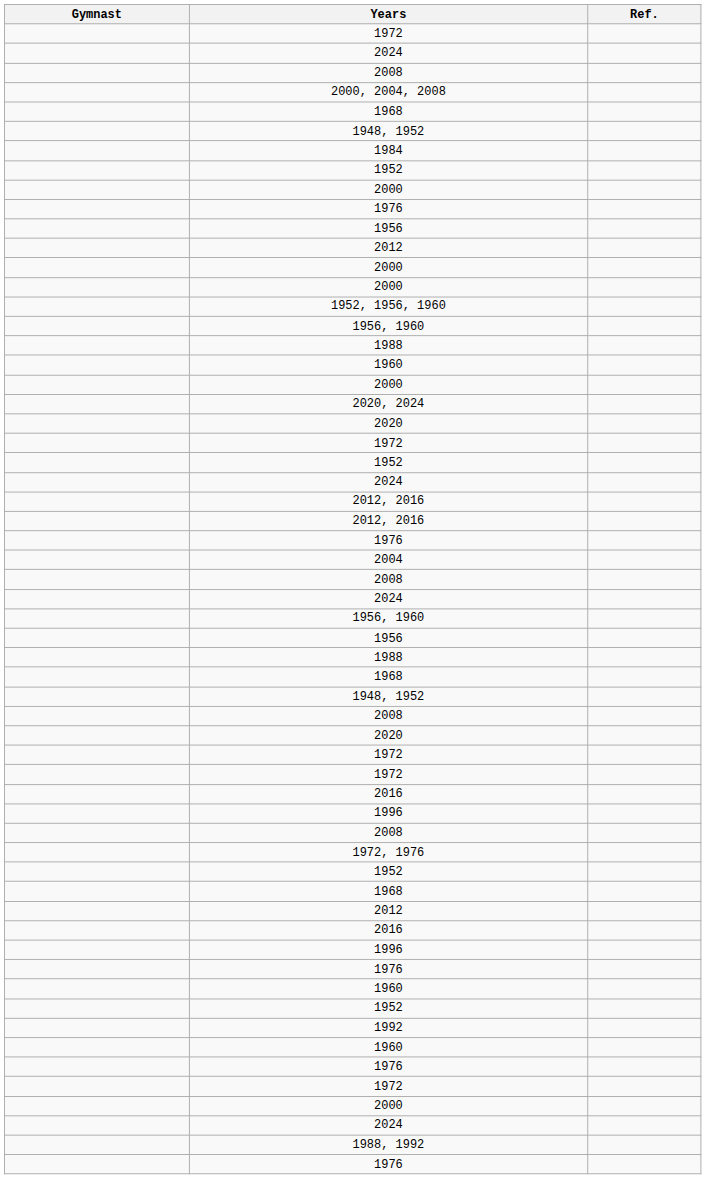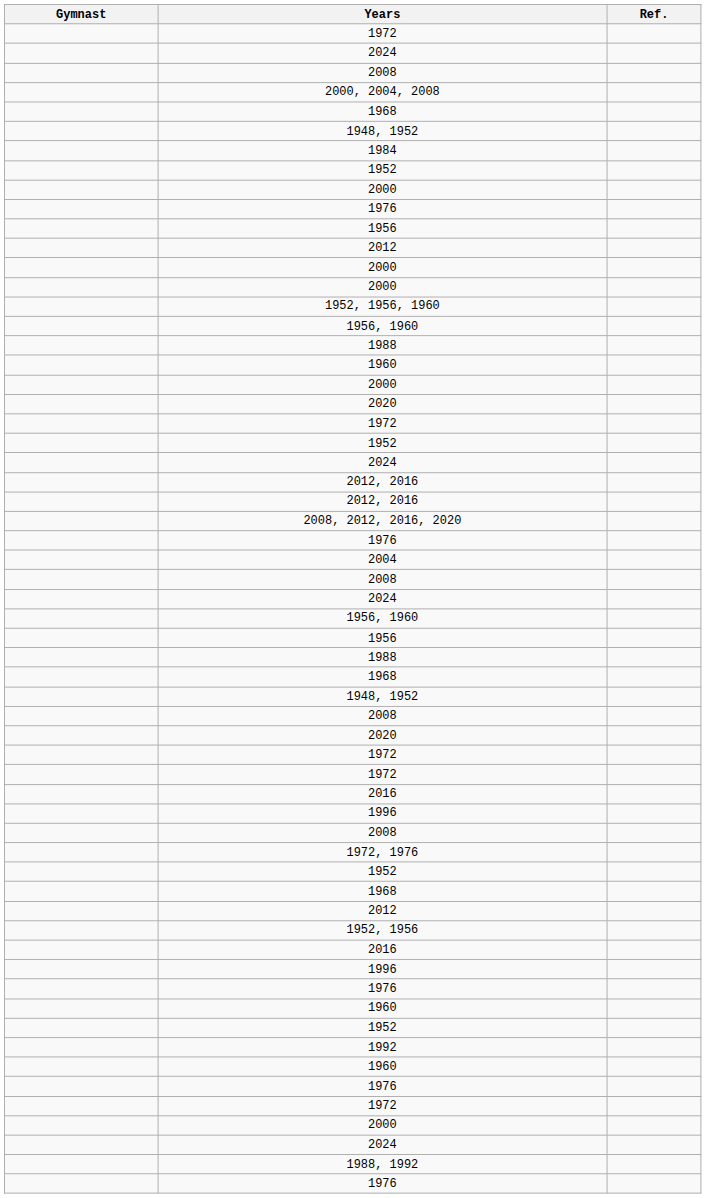- row: (97, 404)
+ row: (81, 521)
+ row: (81, 930)
